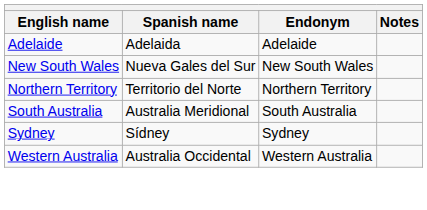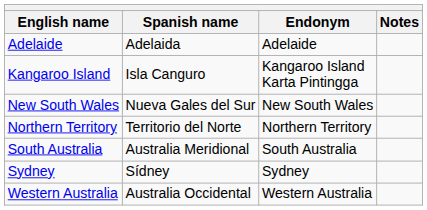+ row: (59, 74)
